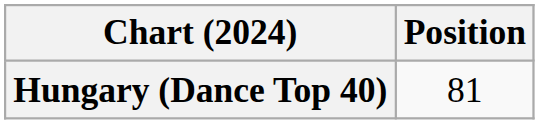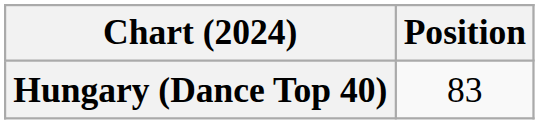(465, 88) 81 -> (465, 88) 83
